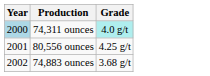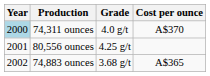+ column: (169, 12)
(115, 29) paleturquoise background -> (115, 29) no background
